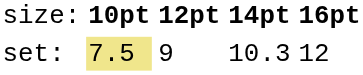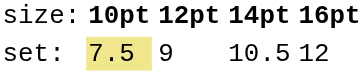(259, 54) 10.3 -> (259, 54) 10.5
